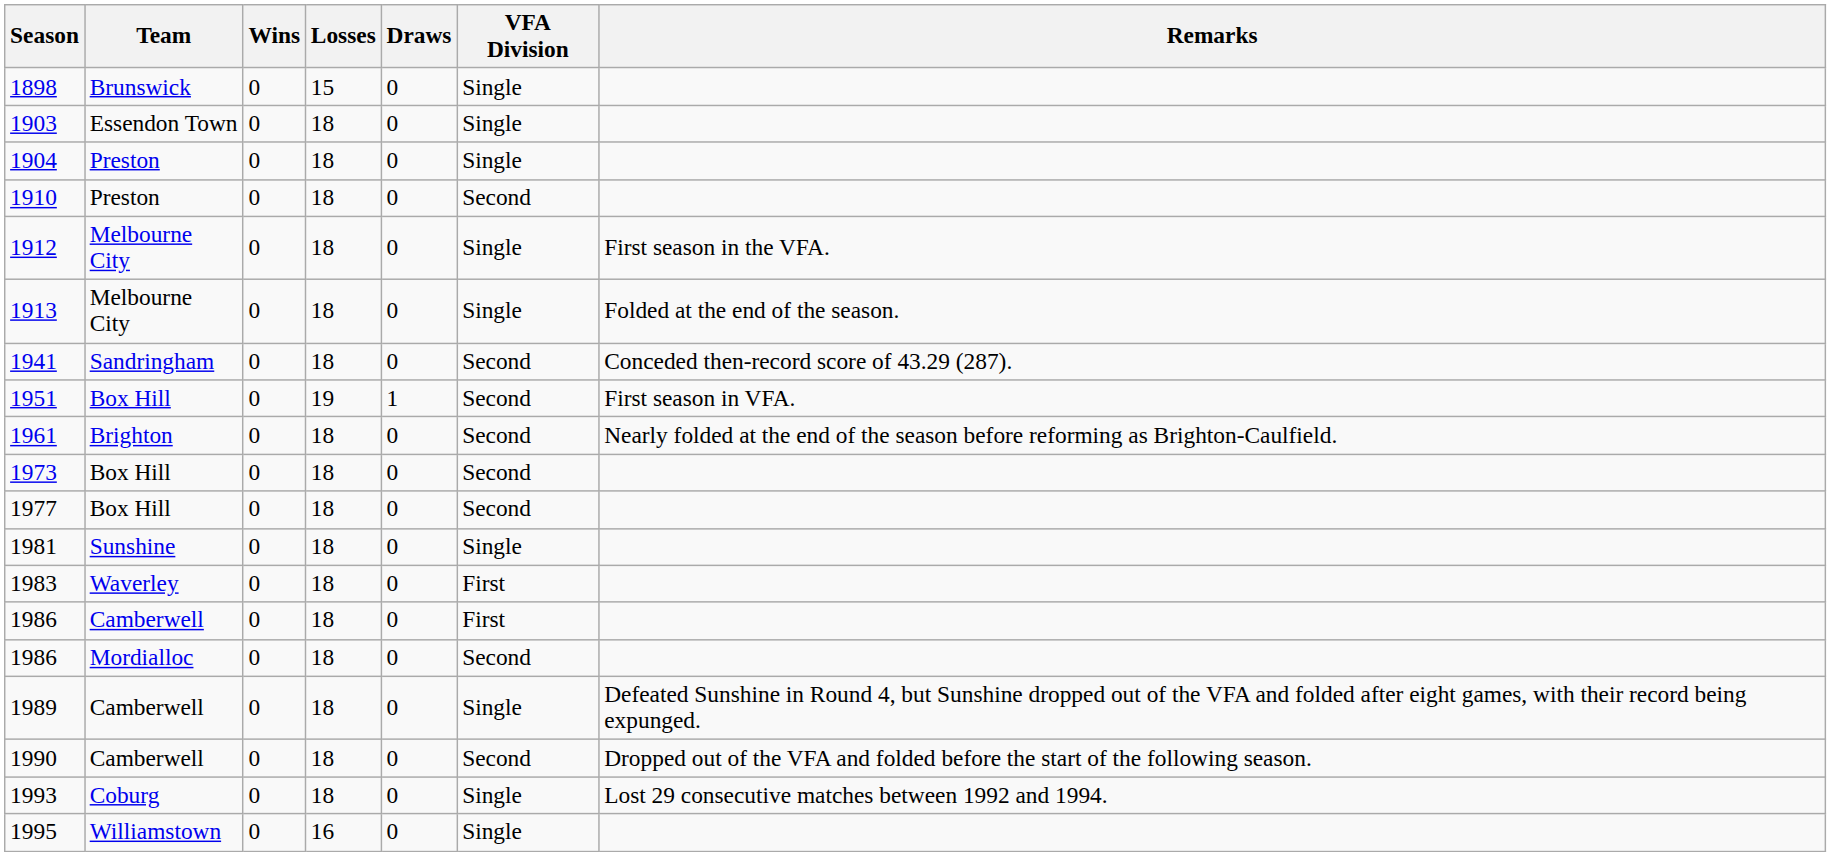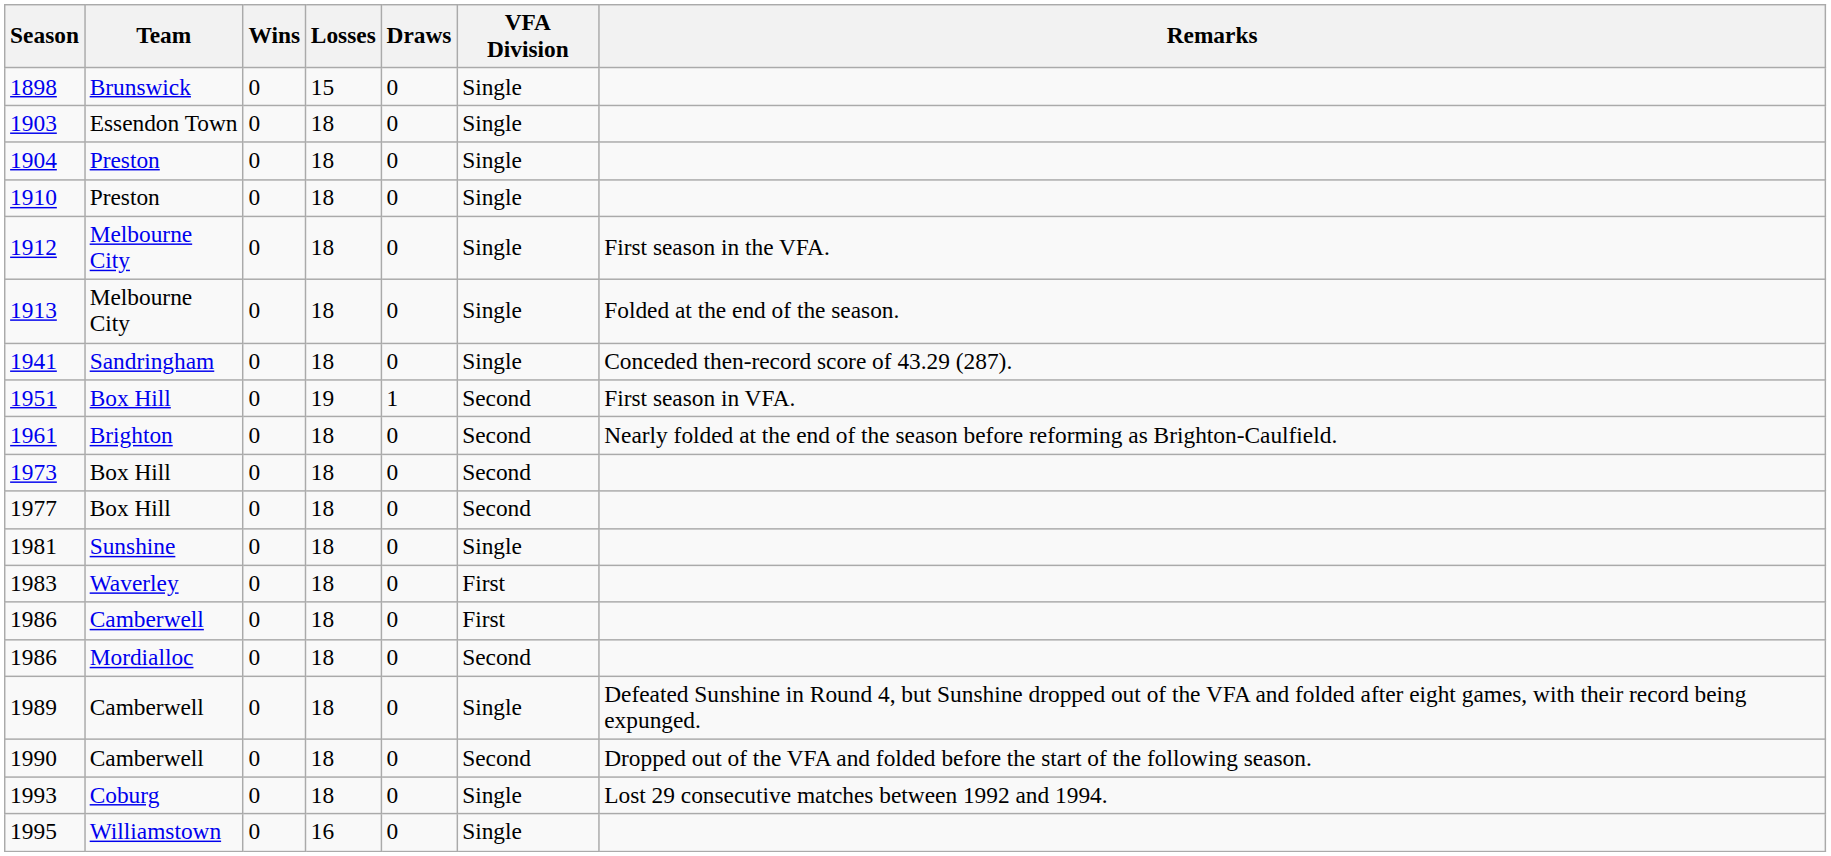(497, 197) Second -> (492, 197) Single
(497, 361) Second -> (492, 361) Single
